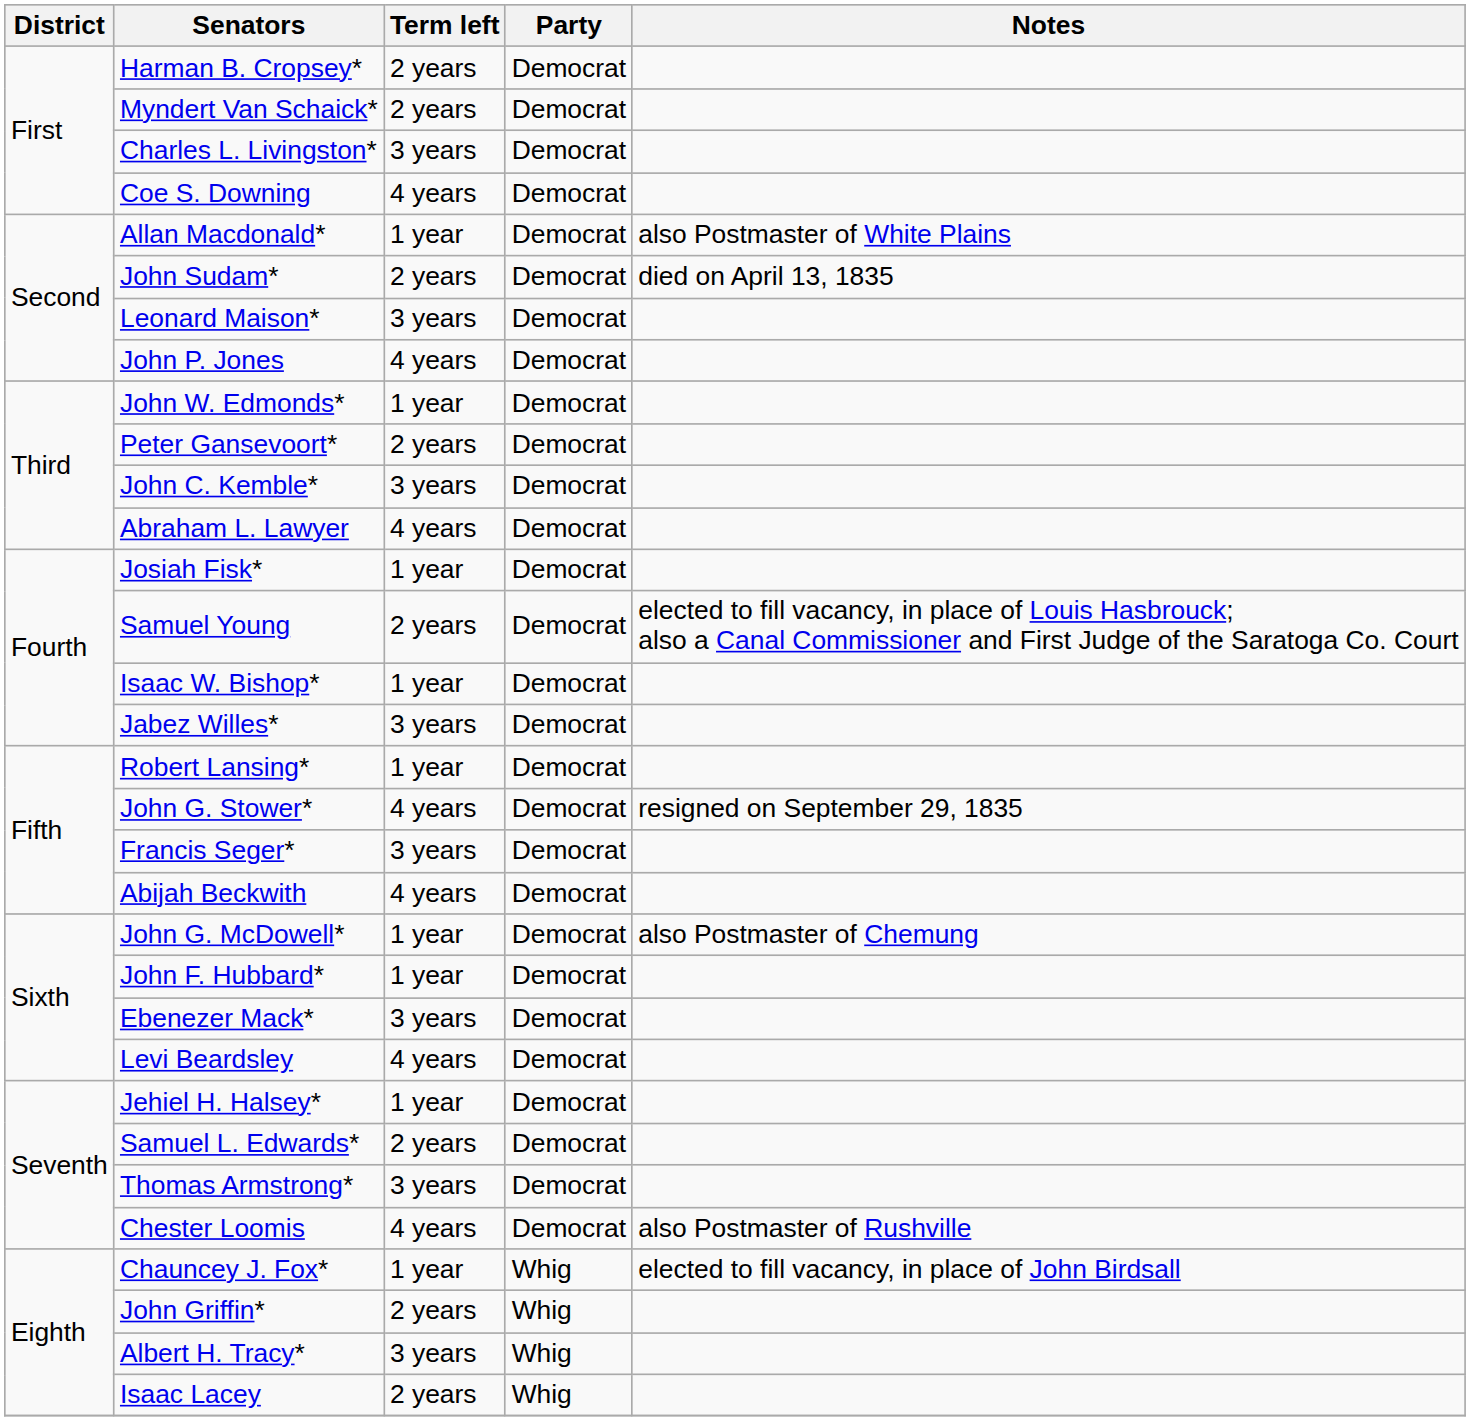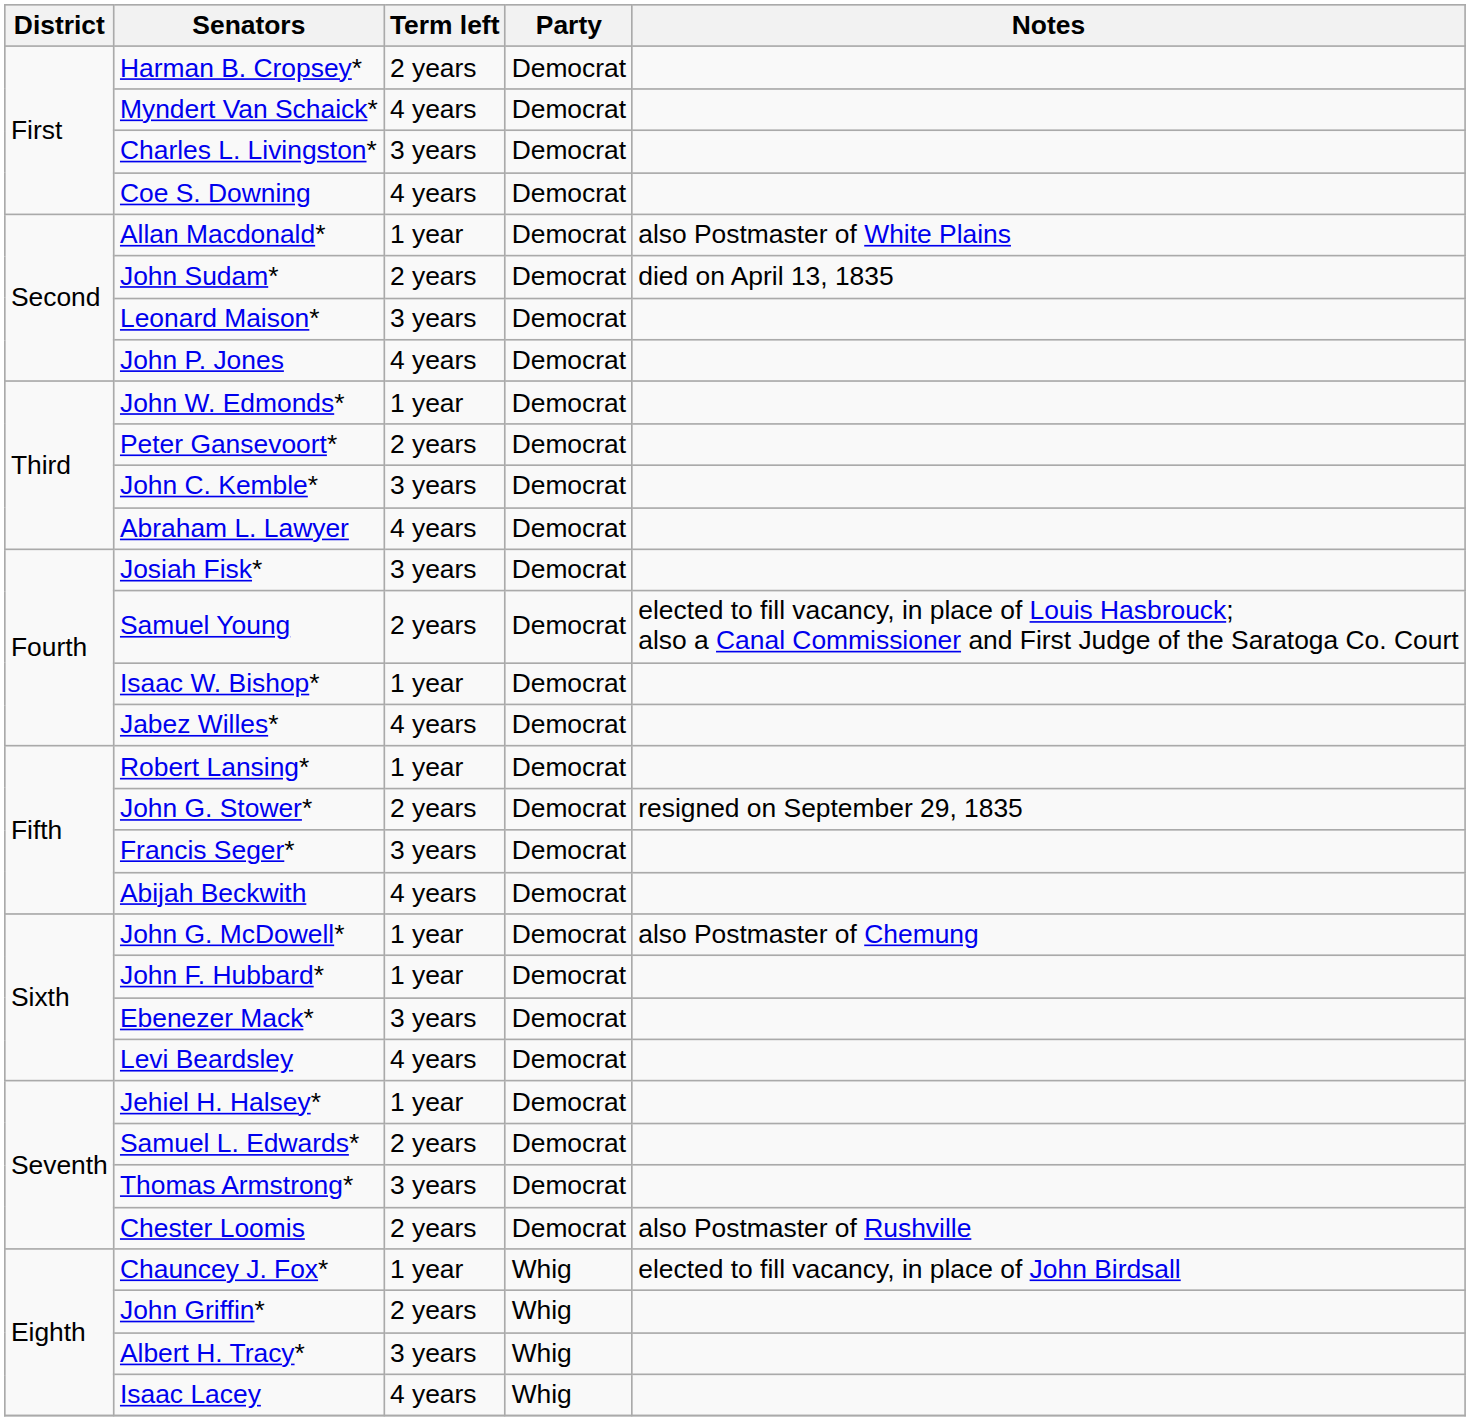(433, 109) 2 years -> (433, 109) 4 years
(427, 569) 1 year -> (433, 569) 3 years
(433, 725) 3 years -> (433, 725) 4 years
(433, 808) 4 years -> (433, 808) 2 years
(433, 1227) 4 years -> (433, 1227) 2 years
(433, 1394) 2 years -> (433, 1394) 4 years
